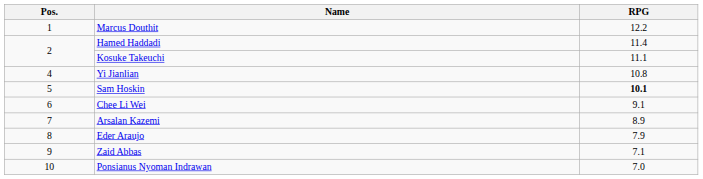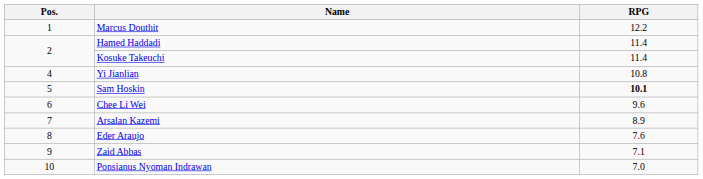(639, 58) 11.1 -> (639, 58) 11.4
(639, 105) 9.1 -> (639, 105) 9.6
(639, 136) 7.9 -> (639, 136) 7.6
